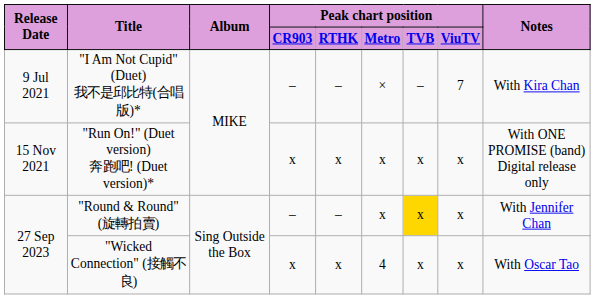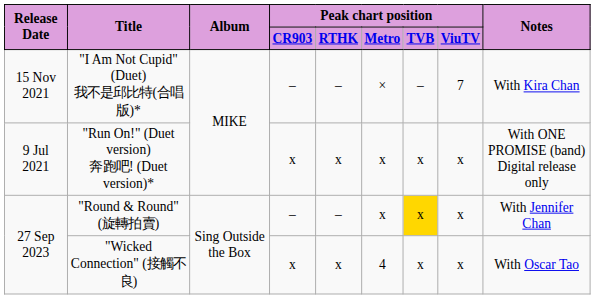(36, 86) 9 Jul 2021 -> (36, 86) 15 Nov 2021
(36, 159) 15 Nov 2021 -> (36, 159) 9 Jul 2021
